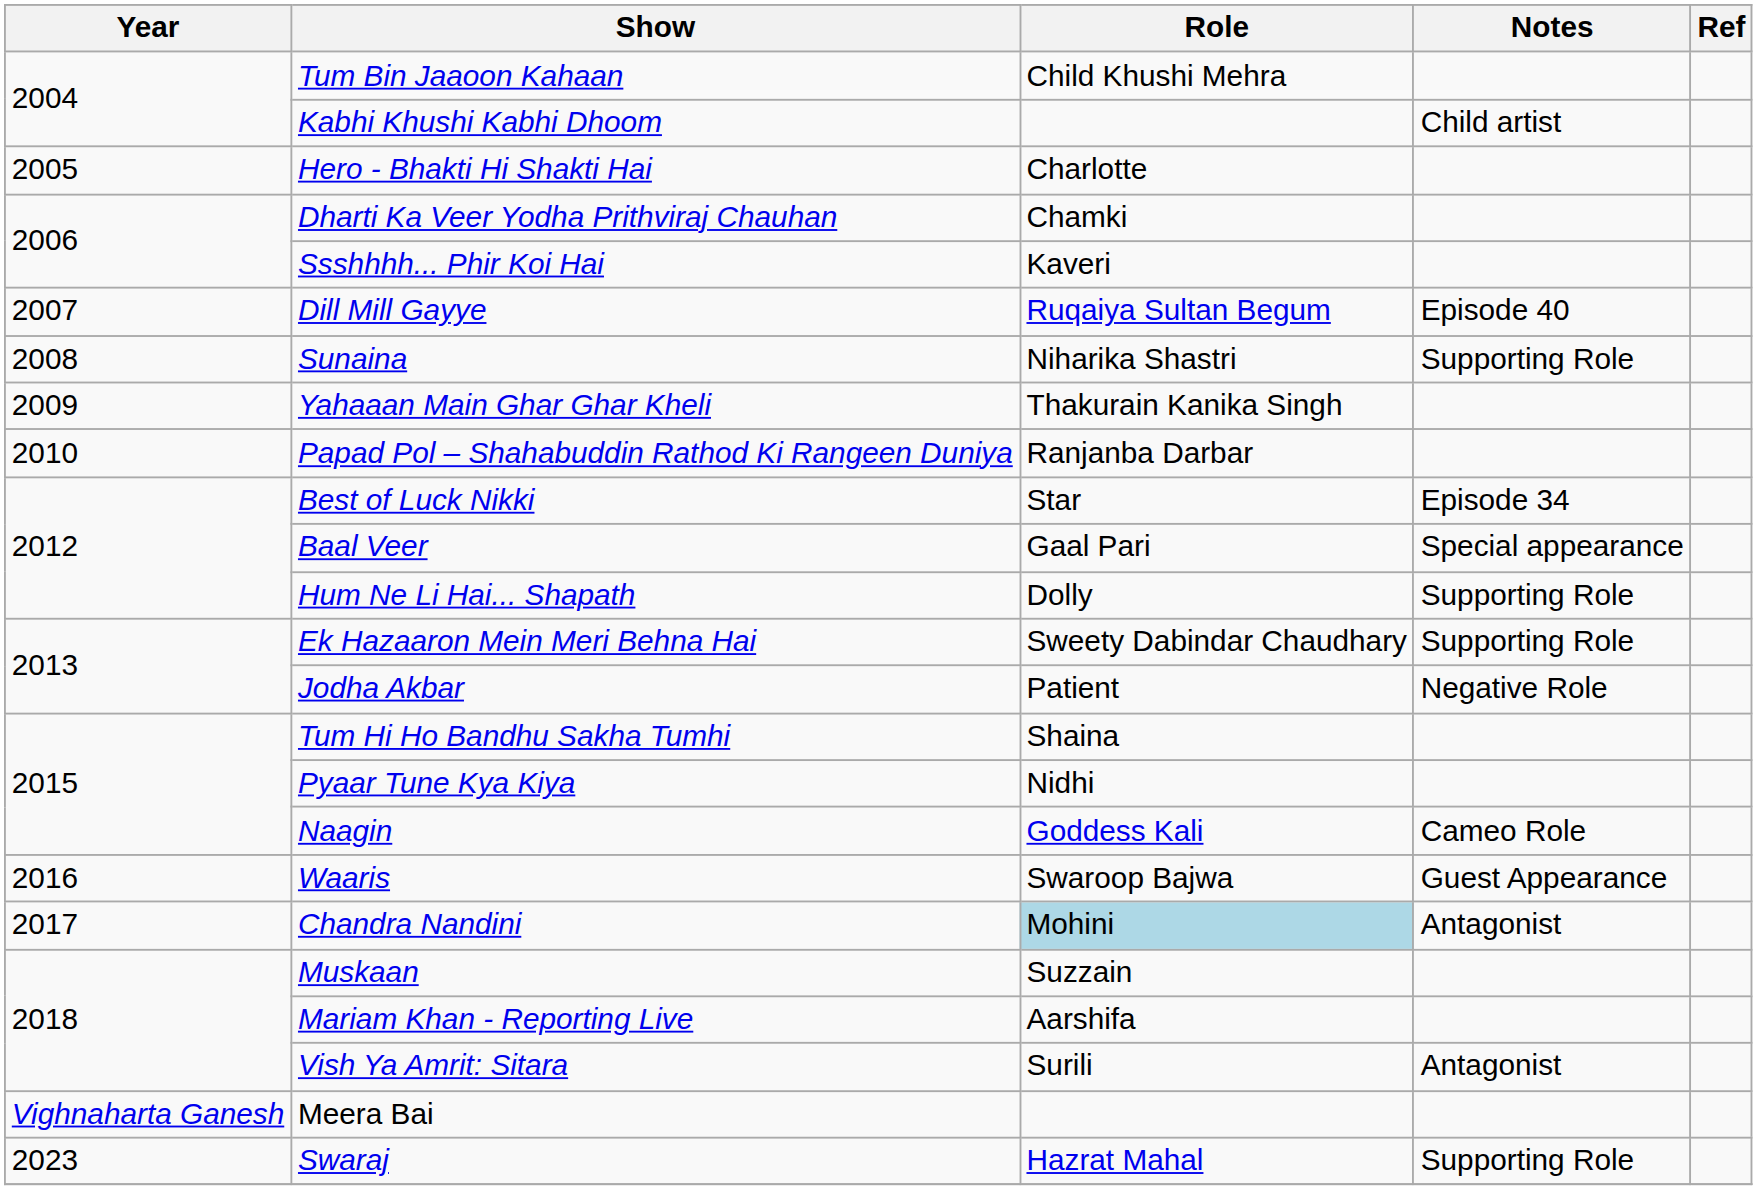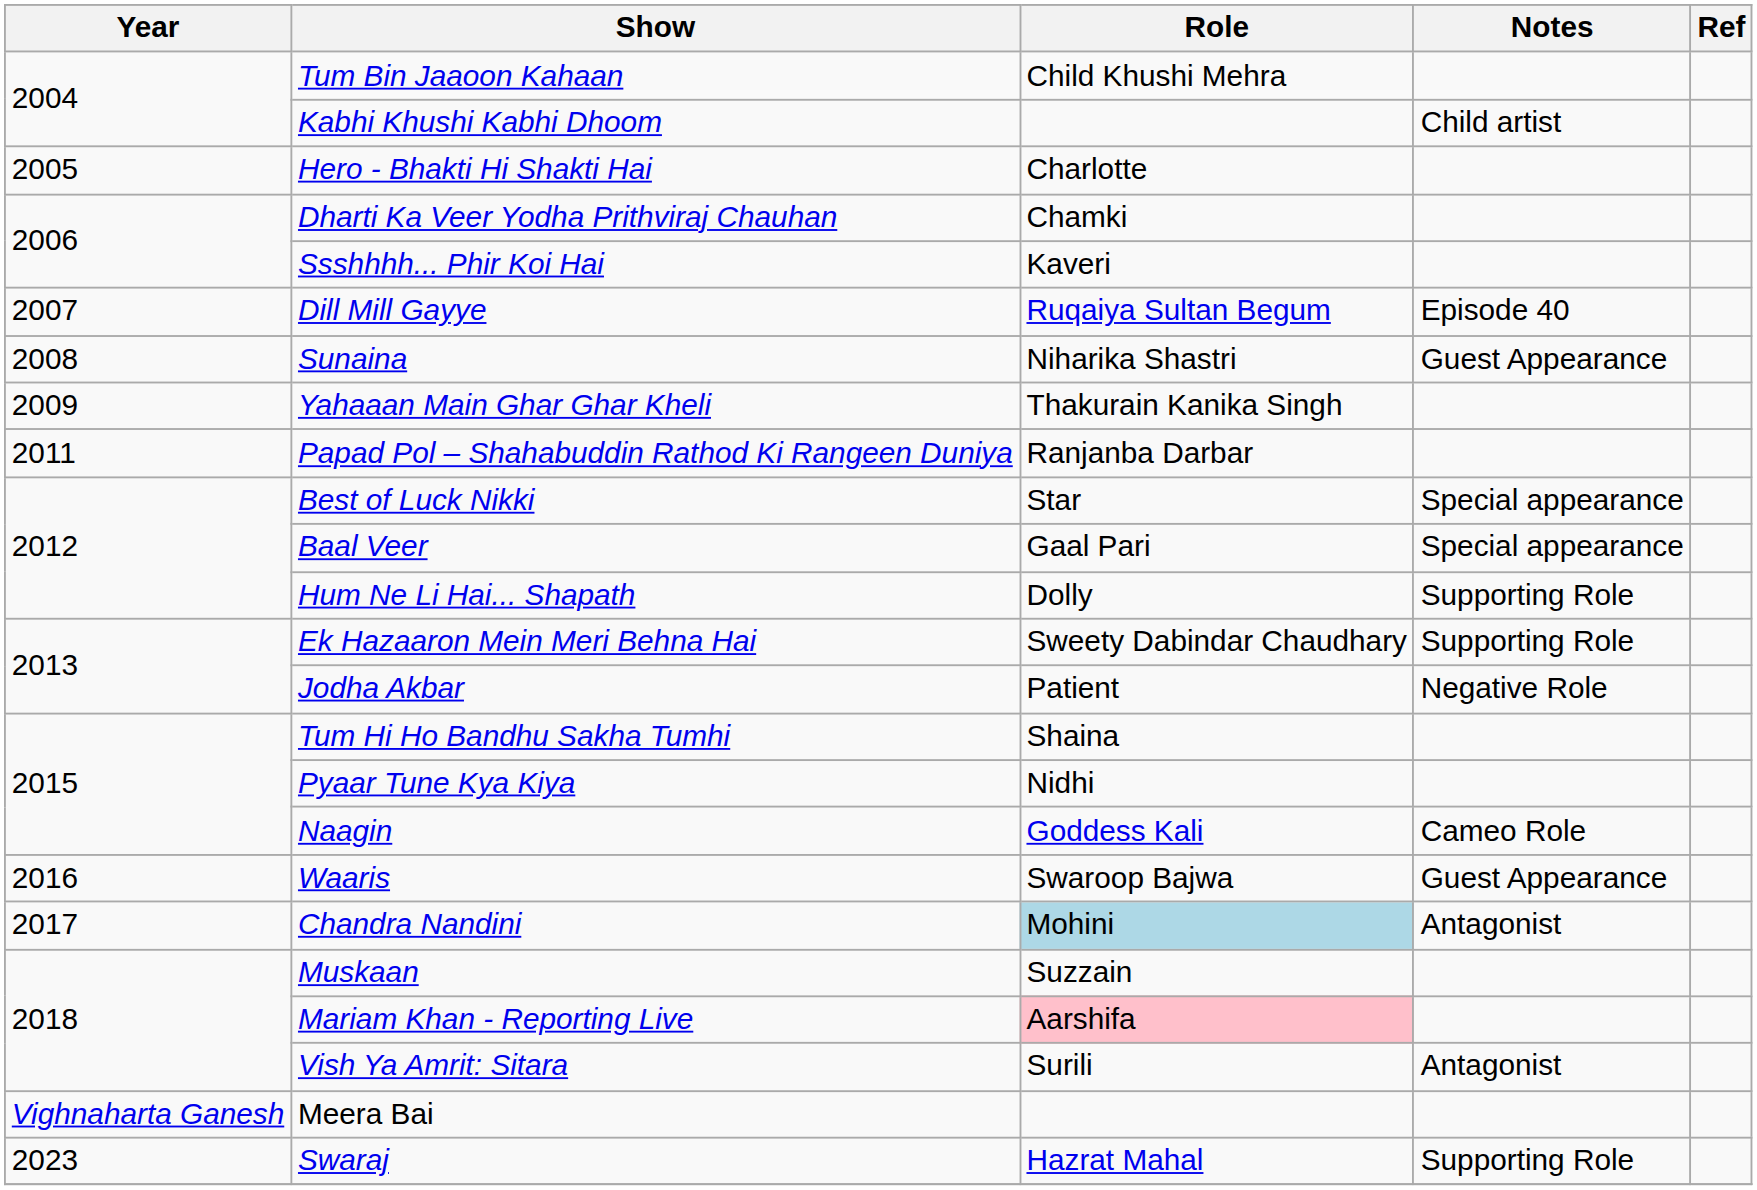(1527, 358) Supporting Role -> (1544, 358) Guest Appearance
(45, 452) 2010 -> (44, 452) 2011
(1495, 500) Episode 34 -> (1552, 500) Special appearance
(1081, 1019) no background -> (1081, 1019) pink background
